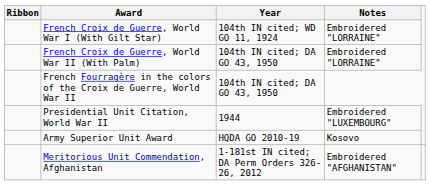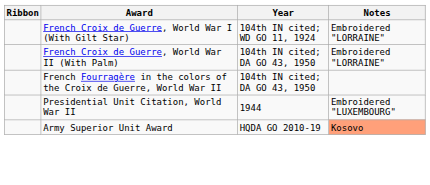(343, 137) no background -> (347, 127) lightsalmon background
- row: (124, 162)
